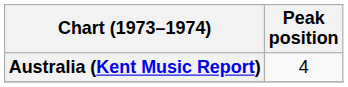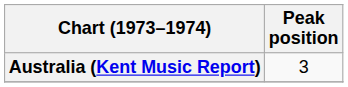(304, 67) 4 -> (304, 67) 3
